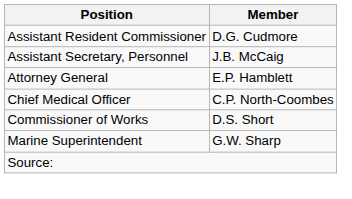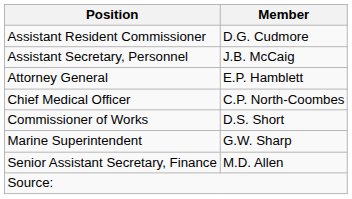+ row: (112, 162)
